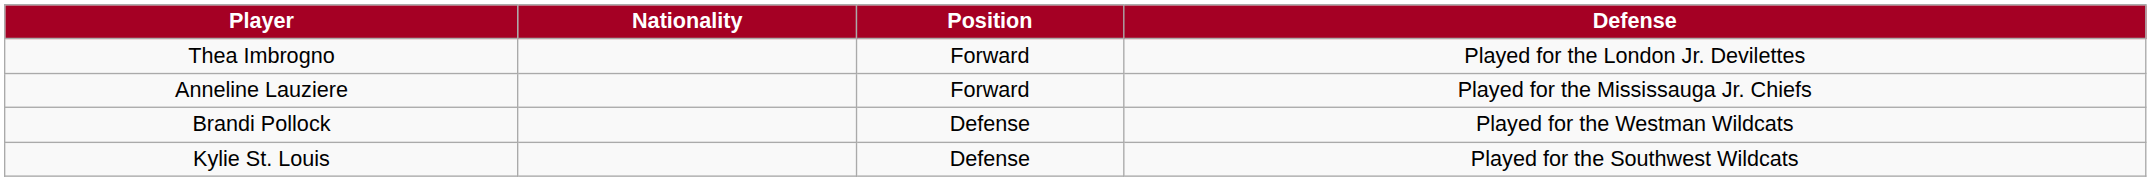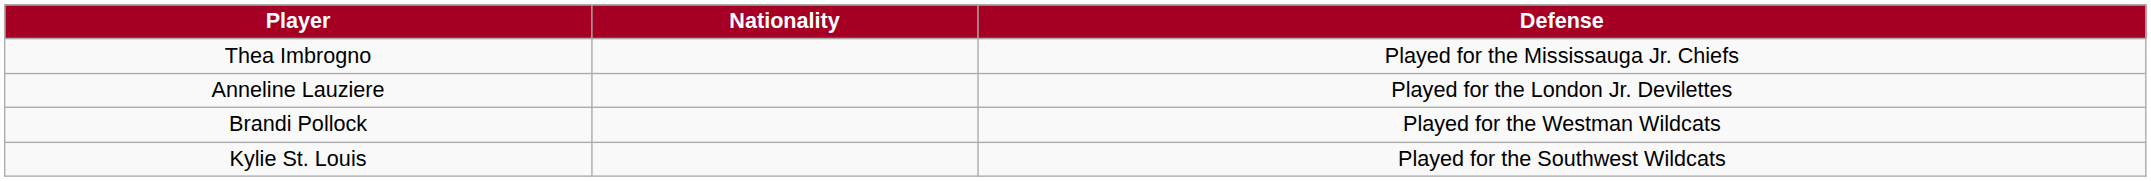- column: (990, 21)
(1635, 55) Played for the London Jr. Devilettes -> (1562, 55) Played for the Mississauga Jr. Chiefs
(1635, 90) Played for the Mississauga Jr. Chiefs -> (1562, 90) Played for the London Jr. Devilettes
